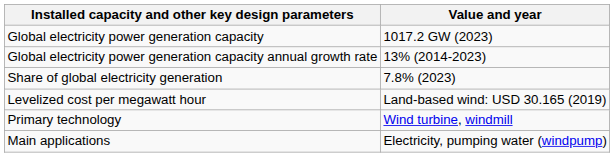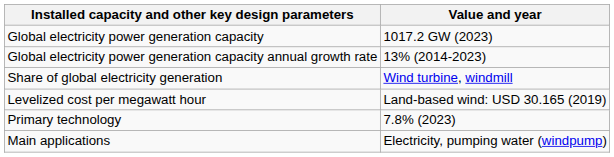(420, 78) 7.8% (2023) -> (448, 78) Wind turbine, windmill
(448, 120) Wind turbine, windmill -> (420, 120) 7.8% (2023)
